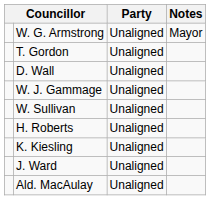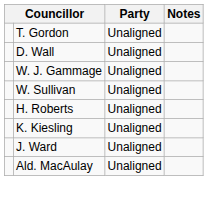- row: (60, 33)
